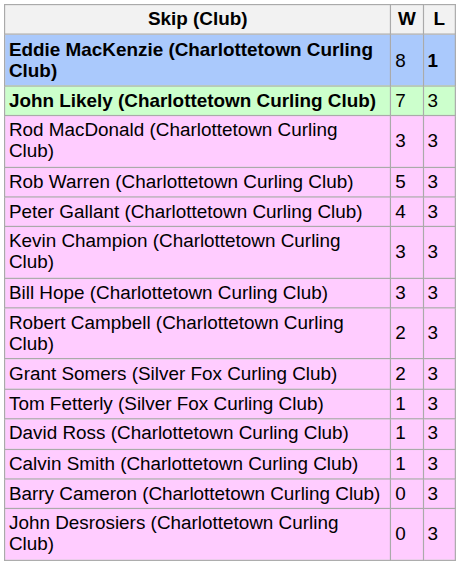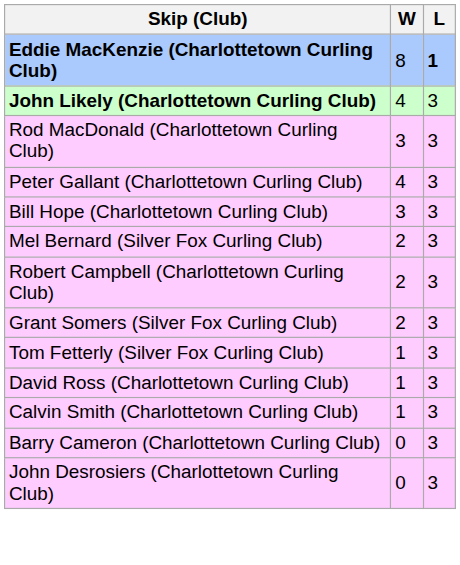(400, 100) 7 -> (400, 100) 4
- row: (181, 181)
- row: (175, 252)
+ row: (166, 241)
